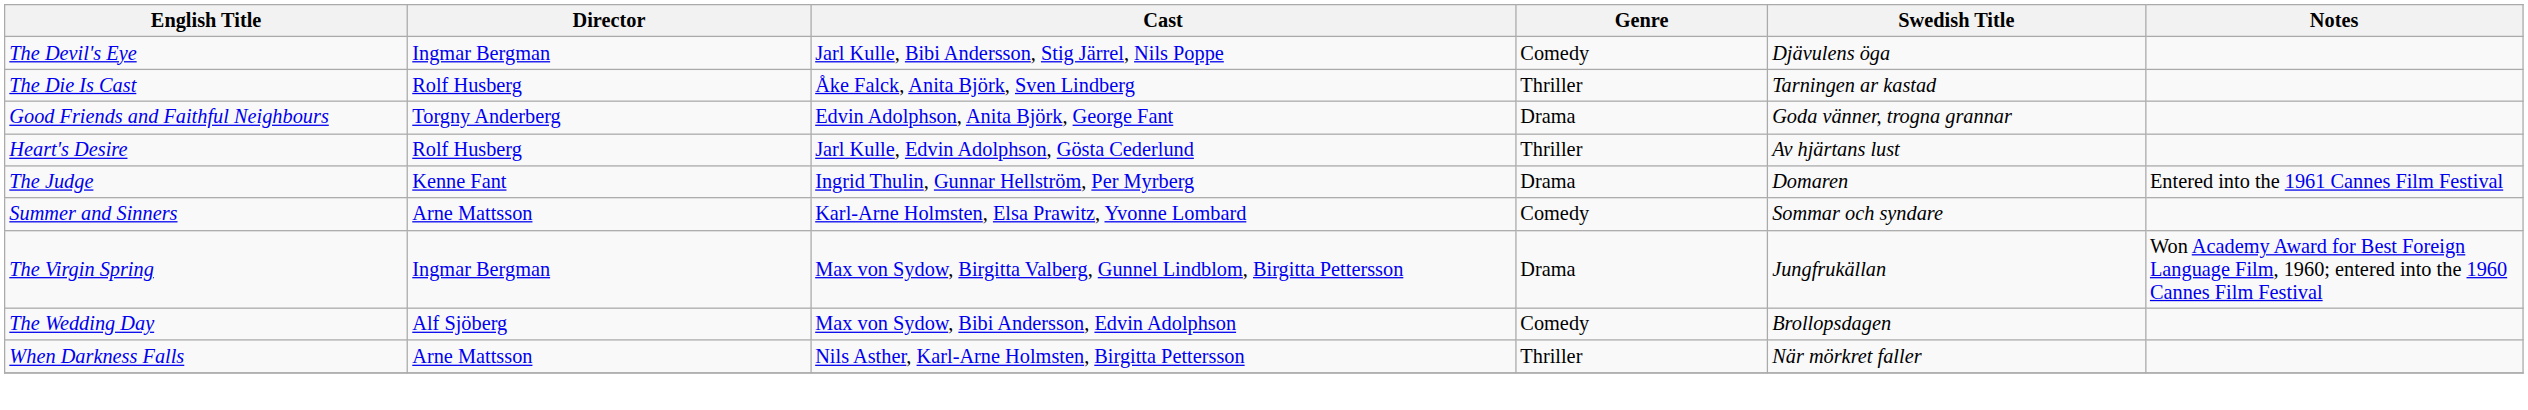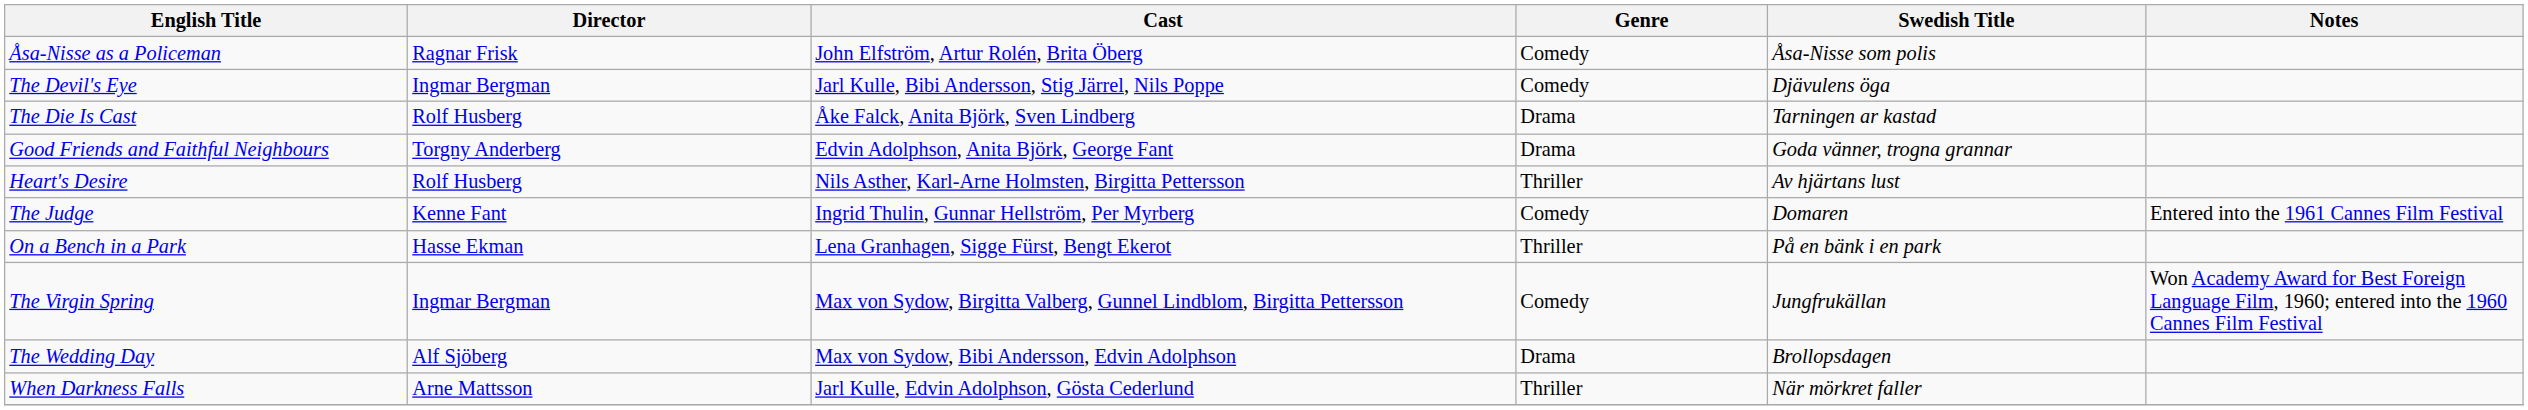+ row: (115, 52)
(1551, 85) Thriller -> (1548, 117) Drama
(1005, 149) Jarl Kulle, Edvin Adolphson, Gösta Cederlund -> (1030, 181) Nils Asther, Karl-Arne Holmsten, Birgitta Pettersson
(1548, 181) Drama -> (1555, 213) Comedy
+ row: (98, 246)
- row: (93, 213)
(1548, 269) Drama -> (1555, 301) Comedy
(1555, 324) Comedy -> (1548, 356) Drama
(1030, 356) Nils Asther, Karl-Arne Holmsten, Birgitta Pettersson -> (1005, 388) Jarl Kulle, Edvin Adolphson, Gösta Cederlund
